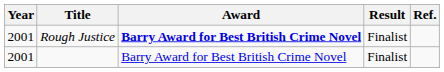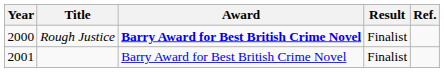(21, 36) 2001 -> (21, 36) 2000
